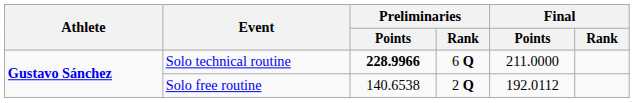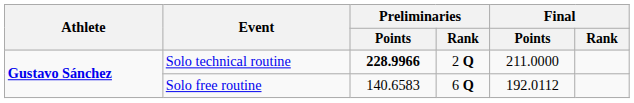(463, 62) 6 Q -> (463, 62) 2 Q
(393, 85) 140.6538 -> (393, 85) 140.6583
(463, 85) 2 Q -> (463, 85) 6 Q
